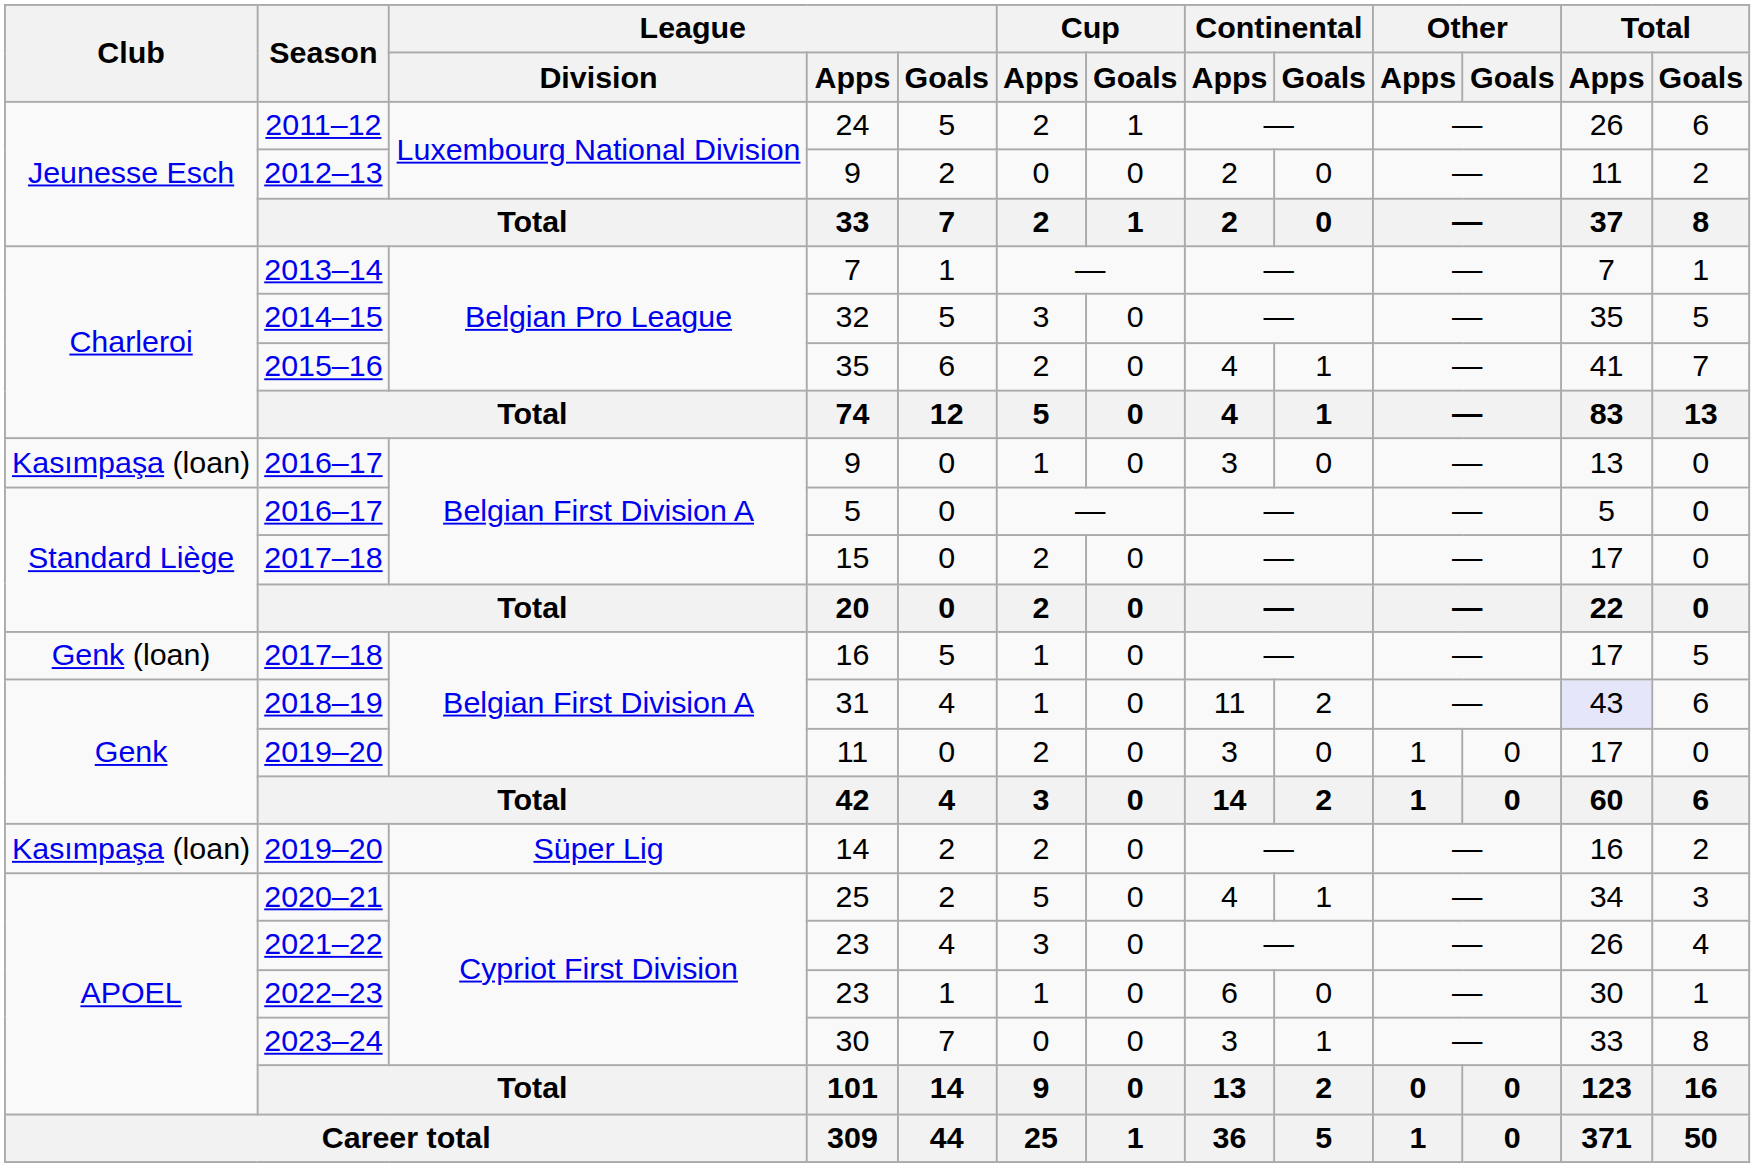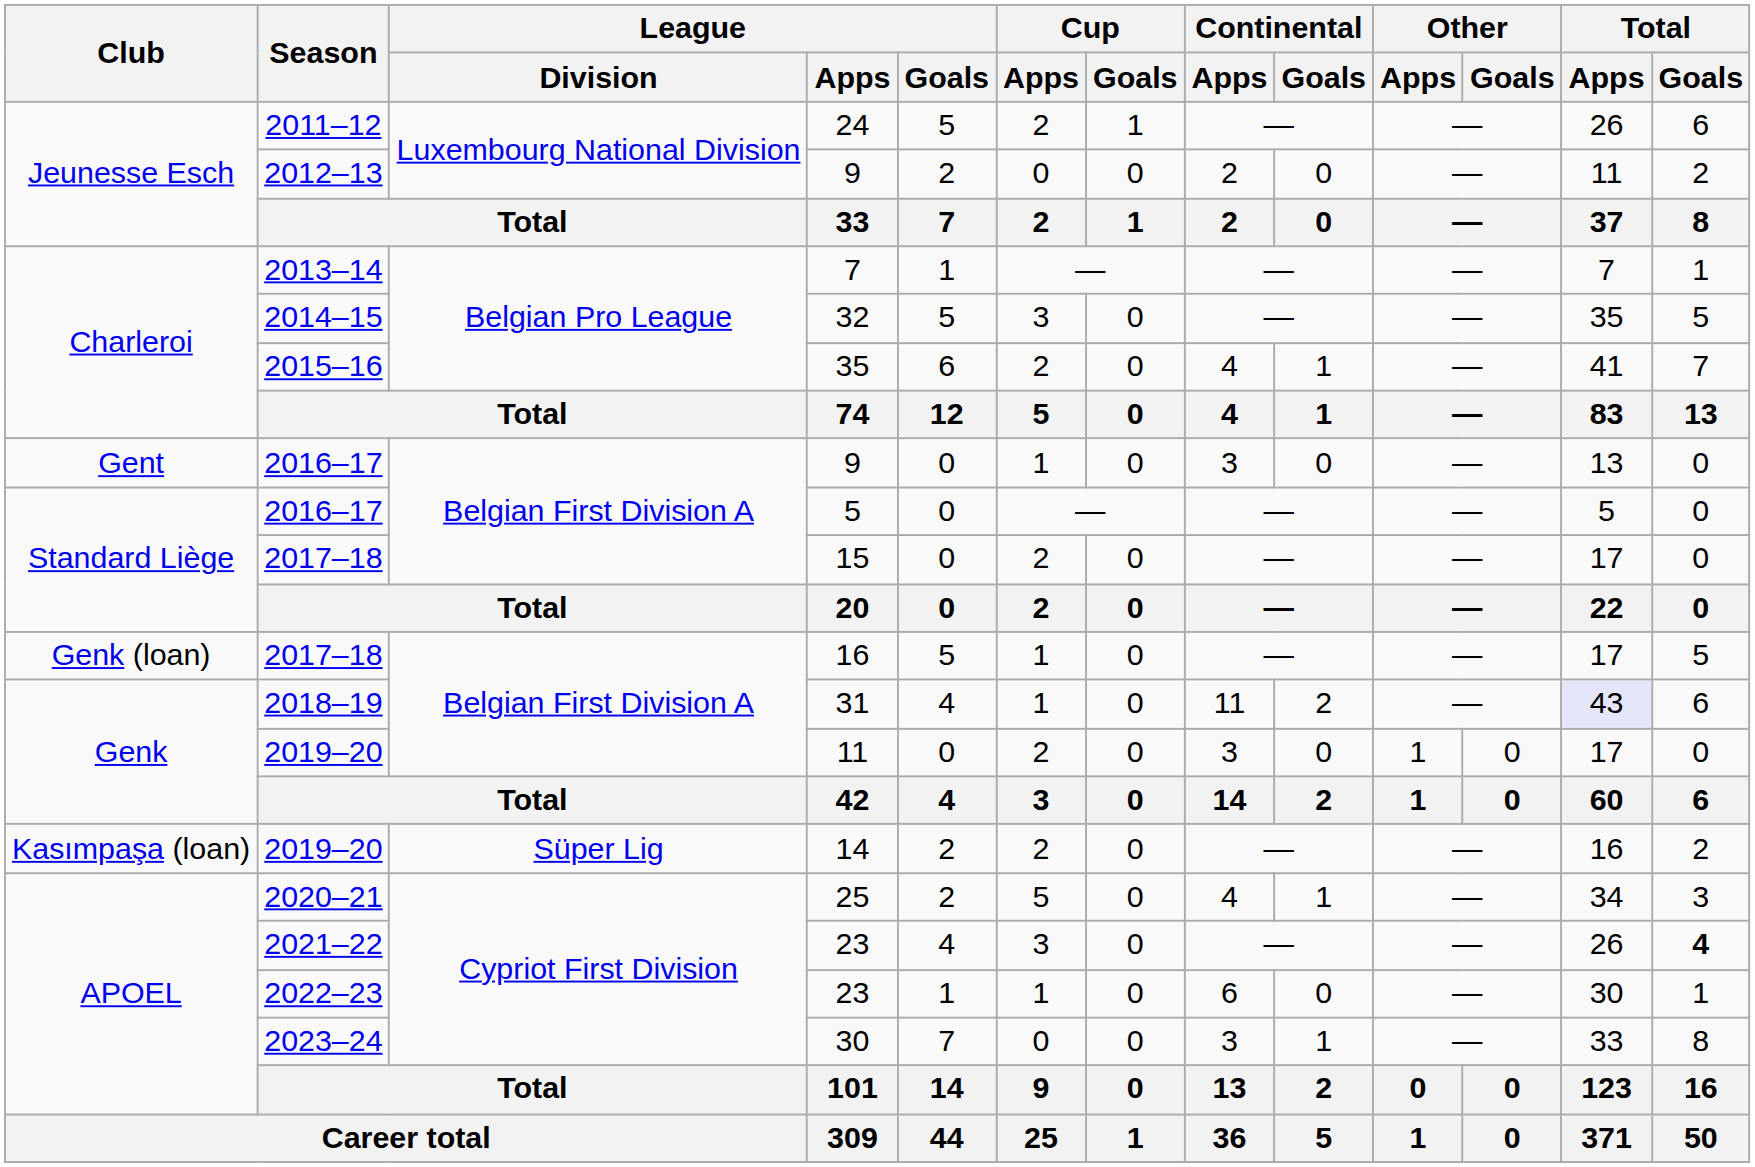(131, 462) Kasımpaşa (loan) -> (131, 462) Gent
(1701, 944) normal -> (1701, 944) bold
